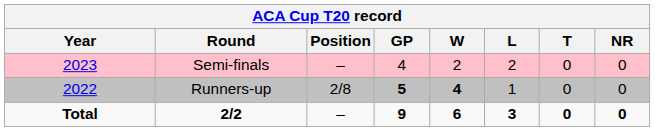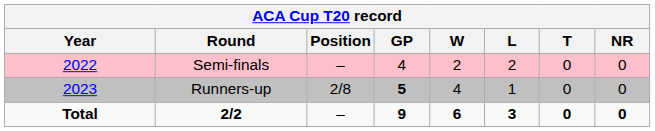(80, 65) 2023 -> (80, 65) 2022
(80, 89) 2022 -> (80, 89) 2023
(457, 89) bold -> (457, 89) normal
